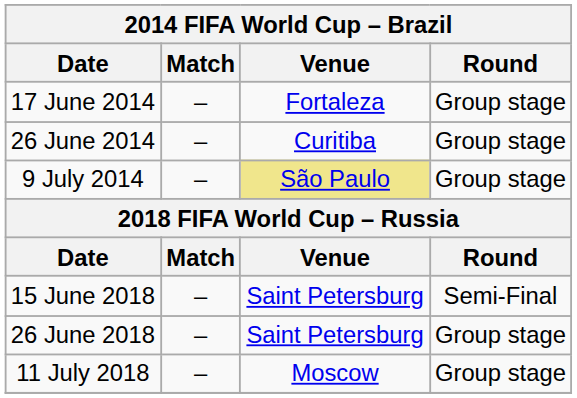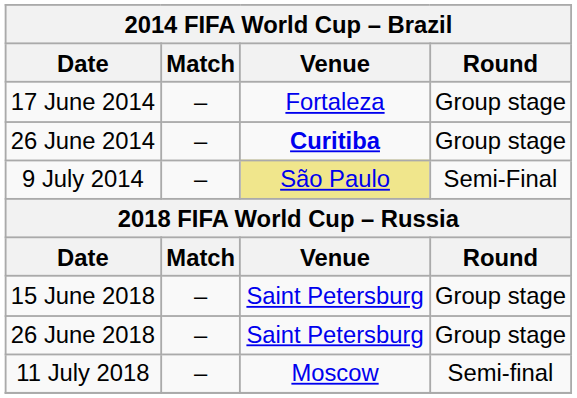(335, 141) normal -> (335, 141) bold
(500, 179) Group stage -> (500, 179) Semi-Final
(500, 296) Semi-Final -> (500, 296) Group stage
(500, 373) Group stage -> (500, 373) Semi-final
